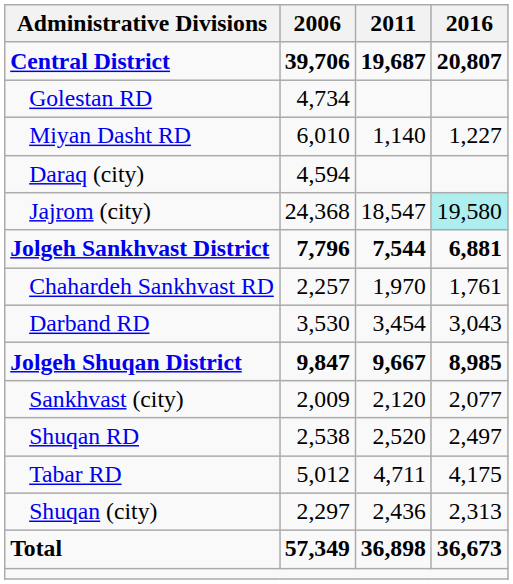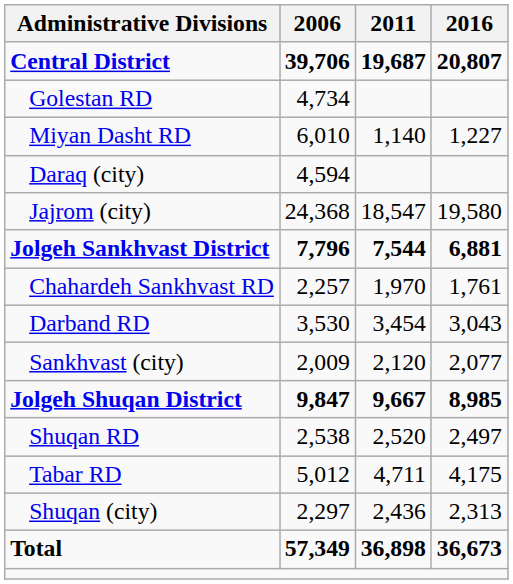(469, 211) paleturquoise background -> (469, 211) no background
rows swapped: (106, 398) <-> (126, 361)
